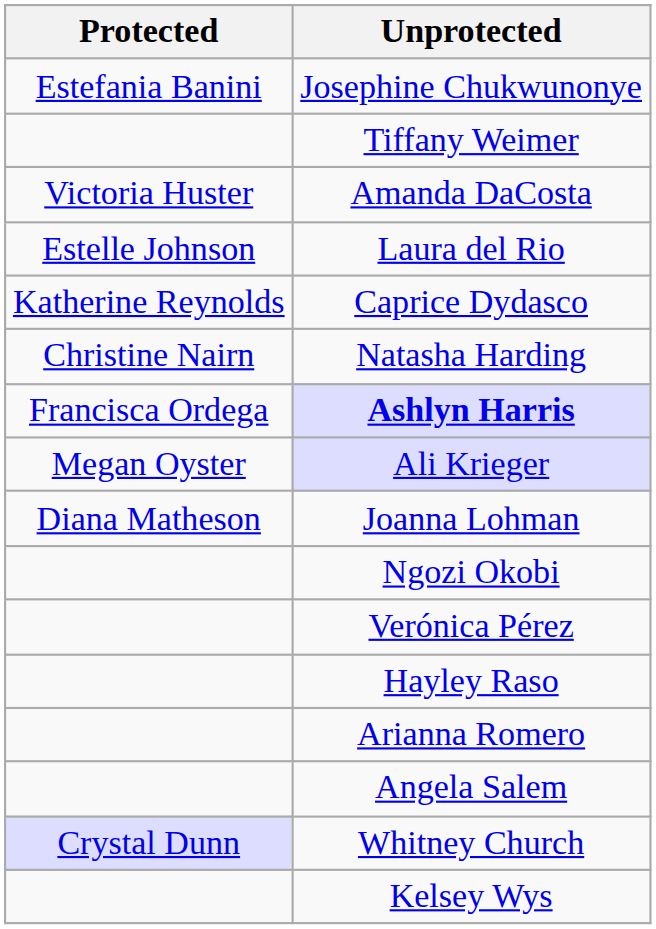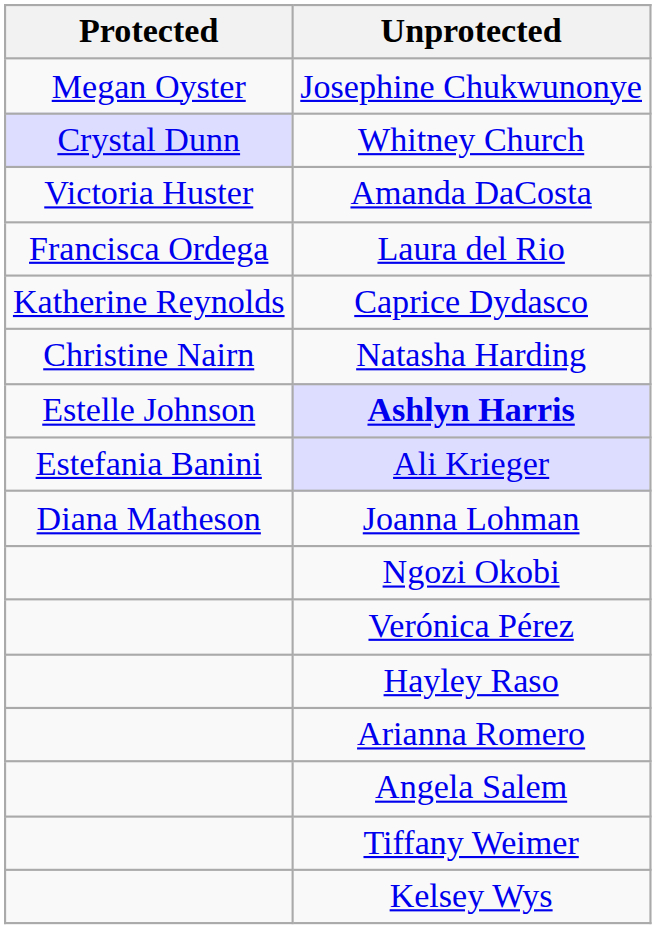(149, 85) Estefania Banini -> (149, 85) Megan Oyster
rows swapped: (471, 842) <-> (471, 139)
(149, 247) Estelle Johnson -> (149, 247) Francisca Ordega
(149, 409) Francisca Ordega -> (149, 409) Estelle Johnson
(149, 463) Megan Oyster -> (149, 463) Estefania Banini
